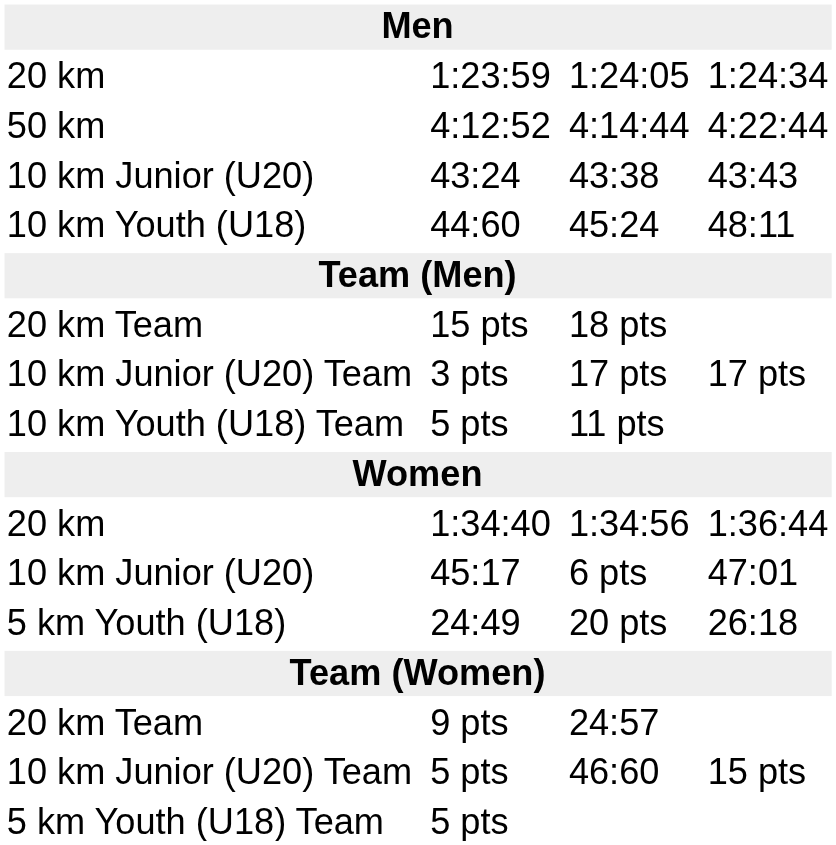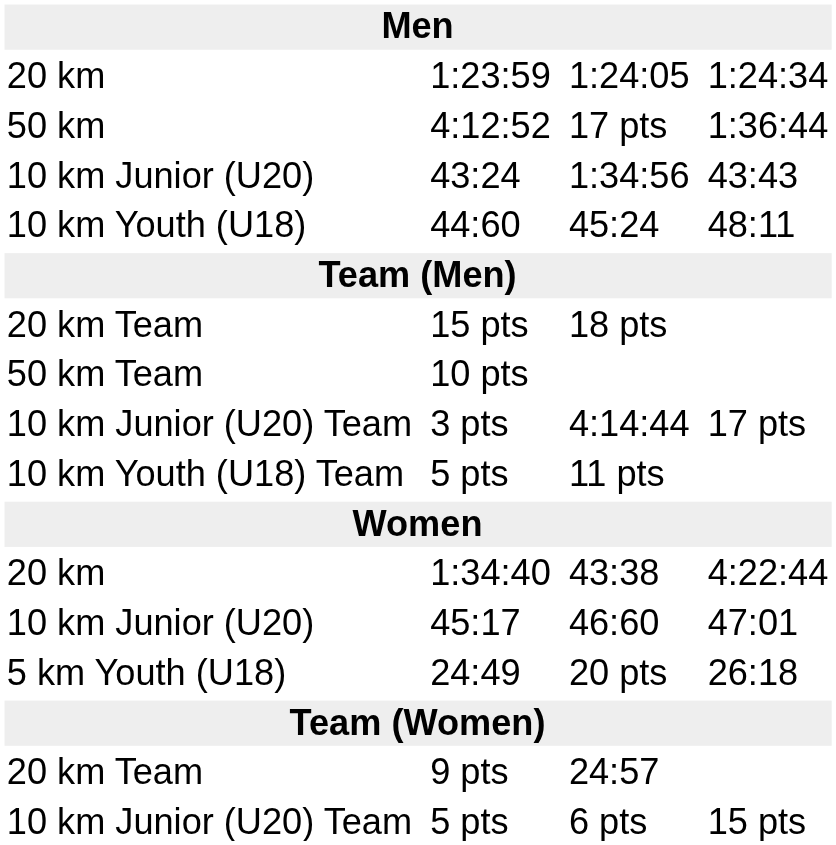(629, 125) 4:14:44 -> (618, 125) 17 pts
(768, 125) 4:22:44 -> (768, 125) 1:36:44
(614, 175) 43:38 -> (629, 175) 1:34:56
+ row: (105, 374)
(618, 374) 17 pts -> (629, 424) 4:14:44
(629, 523) 1:34:56 -> (614, 573) 43:38
(768, 523) 1:36:44 -> (768, 573) 4:22:44
(608, 573) 6 pts -> (614, 623) 46:60
(614, 772) 46:60 -> (608, 822) 6 pts
- row: (195, 822)
